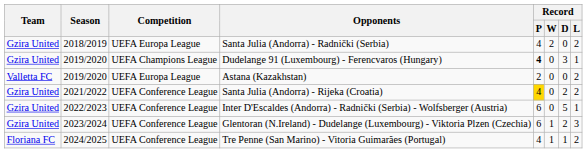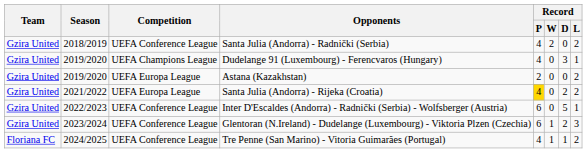(156, 44) UEFA Europa League -> (164, 44) UEFA Conference League
(539, 60) bold -> (539, 60) normal
(29, 76) Valletta FC -> (33, 76) Gzira United
(164, 92) UEFA Conference League -> (156, 92) UEFA Europa League
